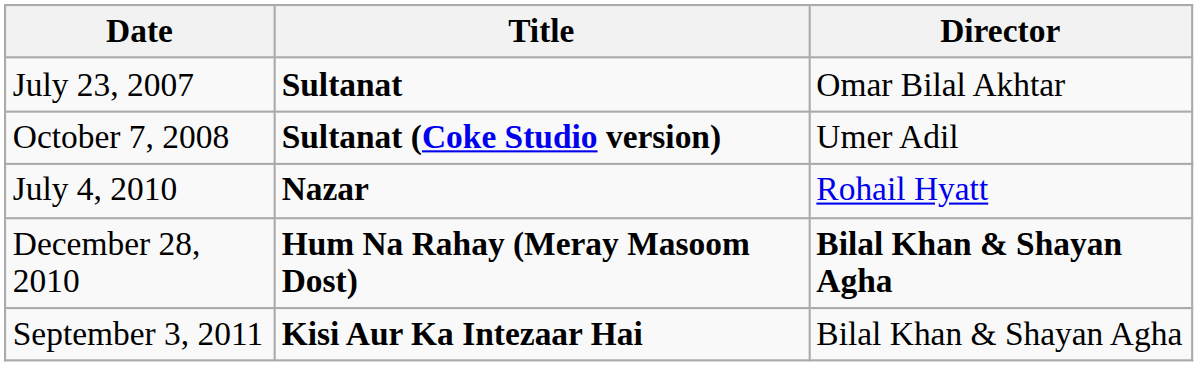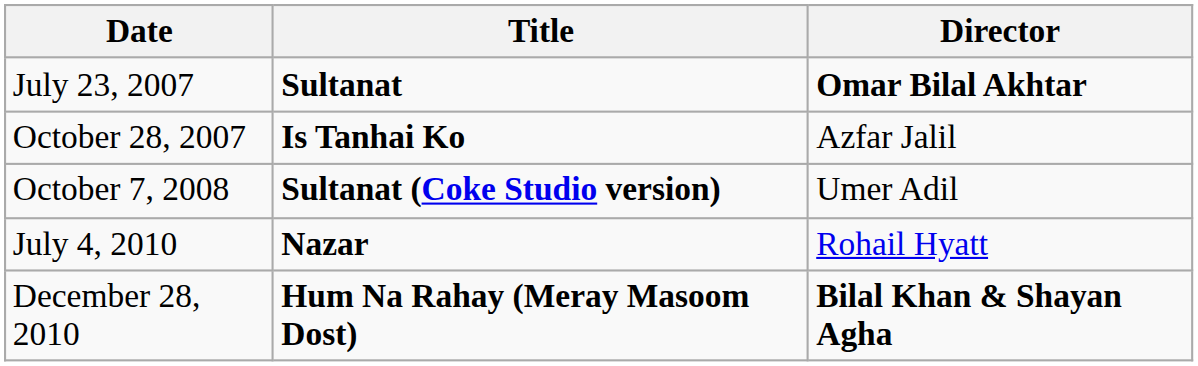(941, 84) normal -> (952, 84) bold
+ row: (129, 137)
- row: (138, 333)
